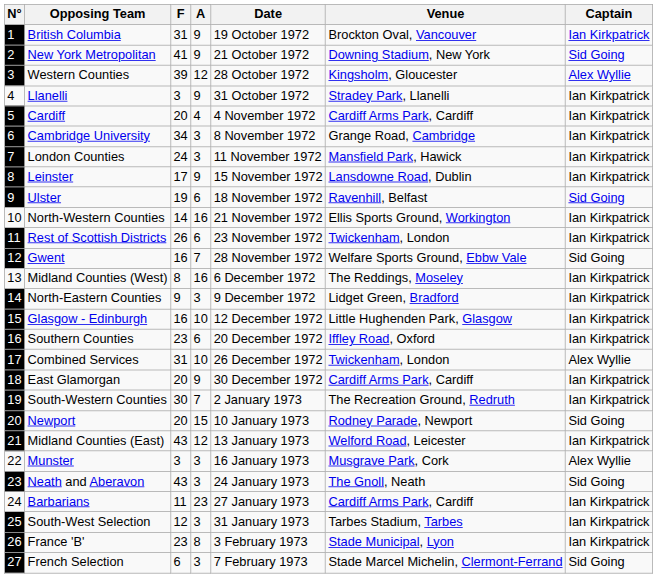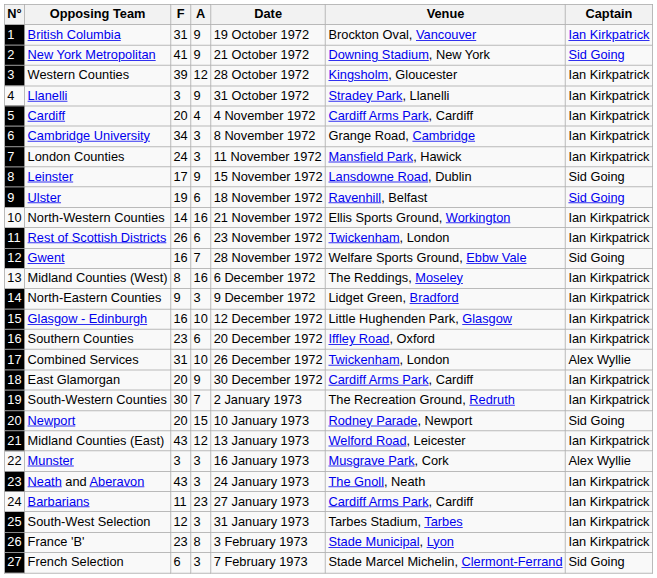(600, 75) Alex Wyllie -> (609, 75) Ian Kirkpatrick
(609, 177) Ian Kirkpatrick -> (597, 177) Sid Going
(597, 481) Sid Going -> (609, 481) Ian Kirkpatrick
